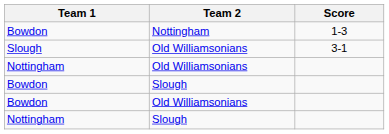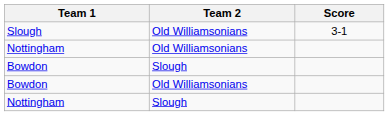- row: (27, 31)
